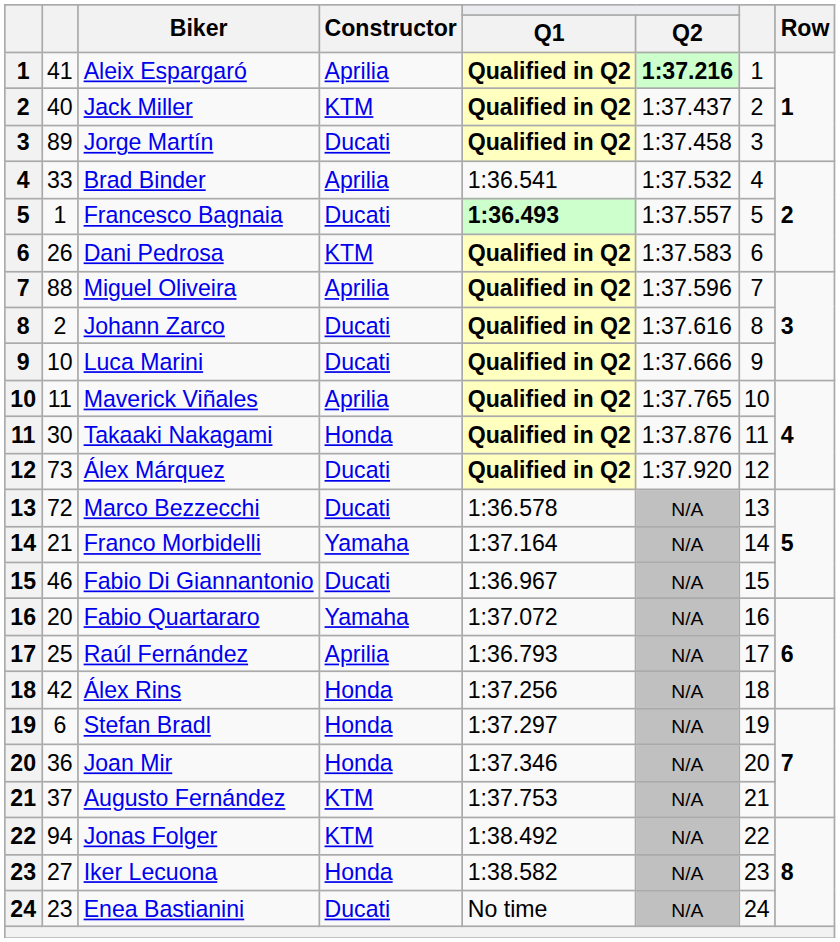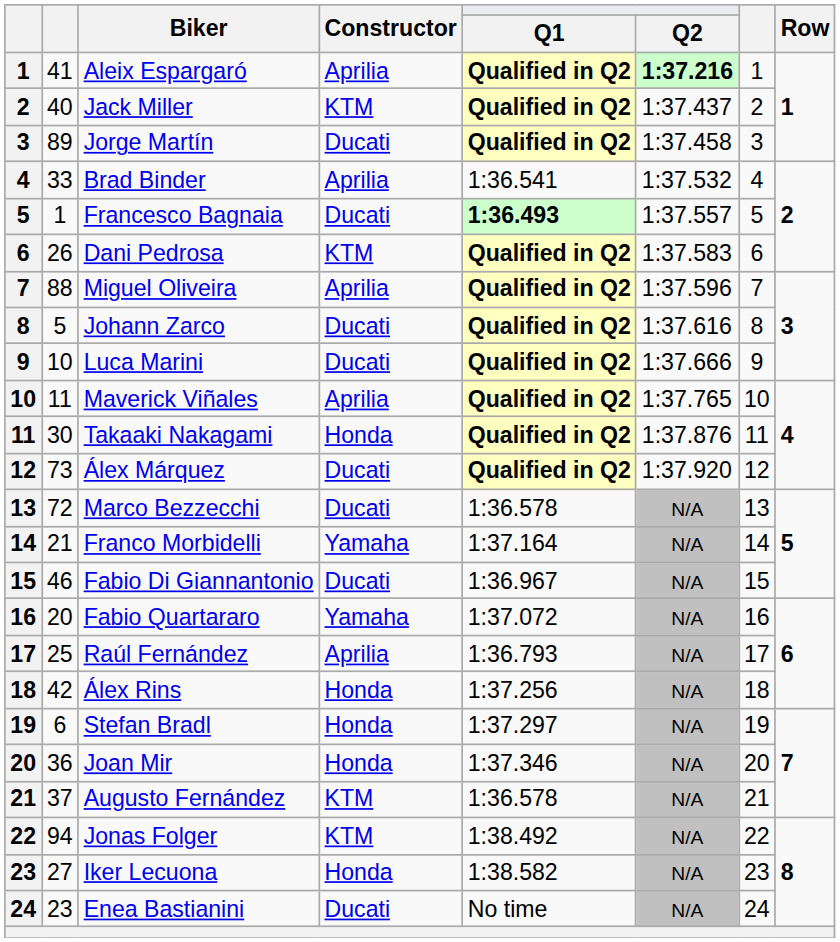(60, 325) 2 -> (60, 325) 5
(513, 799) 1:37.753 -> (513, 799) 1:36.578
